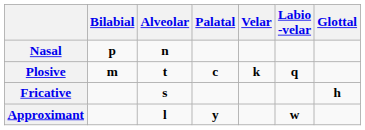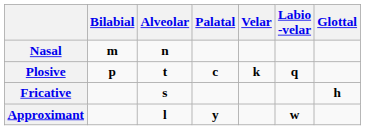(112, 51) p -> (112, 51) m
(112, 72) m -> (112, 72) p
